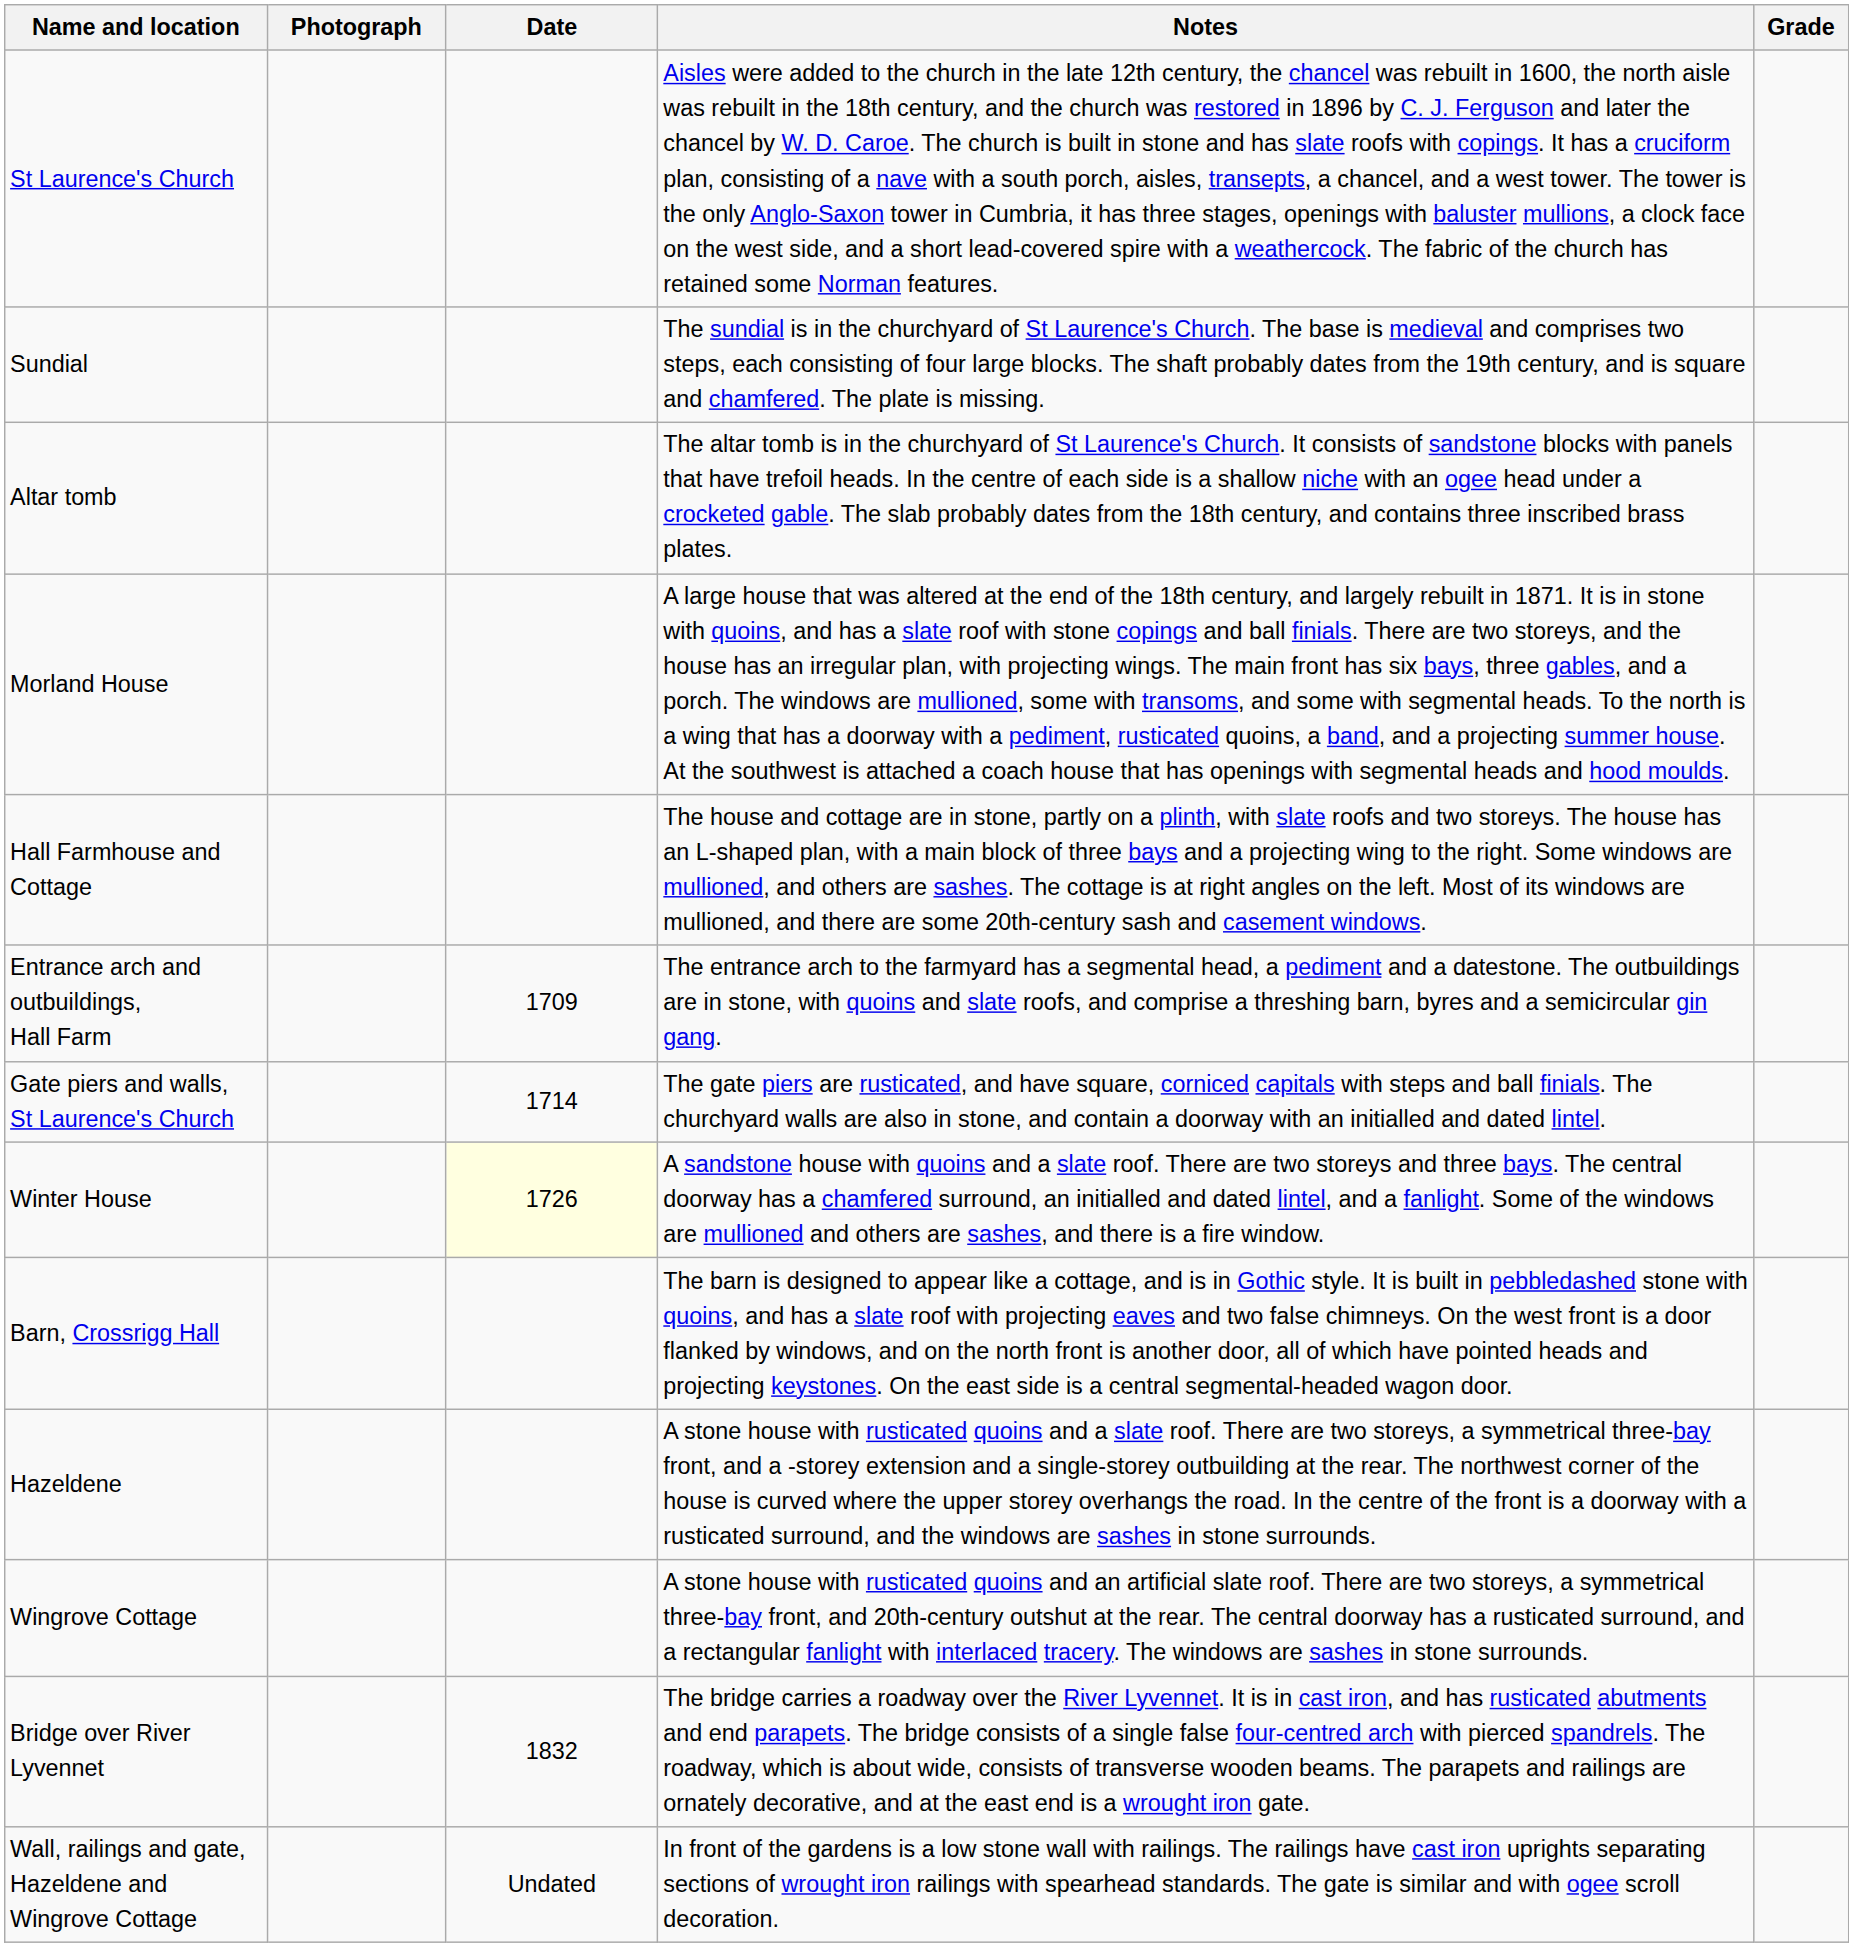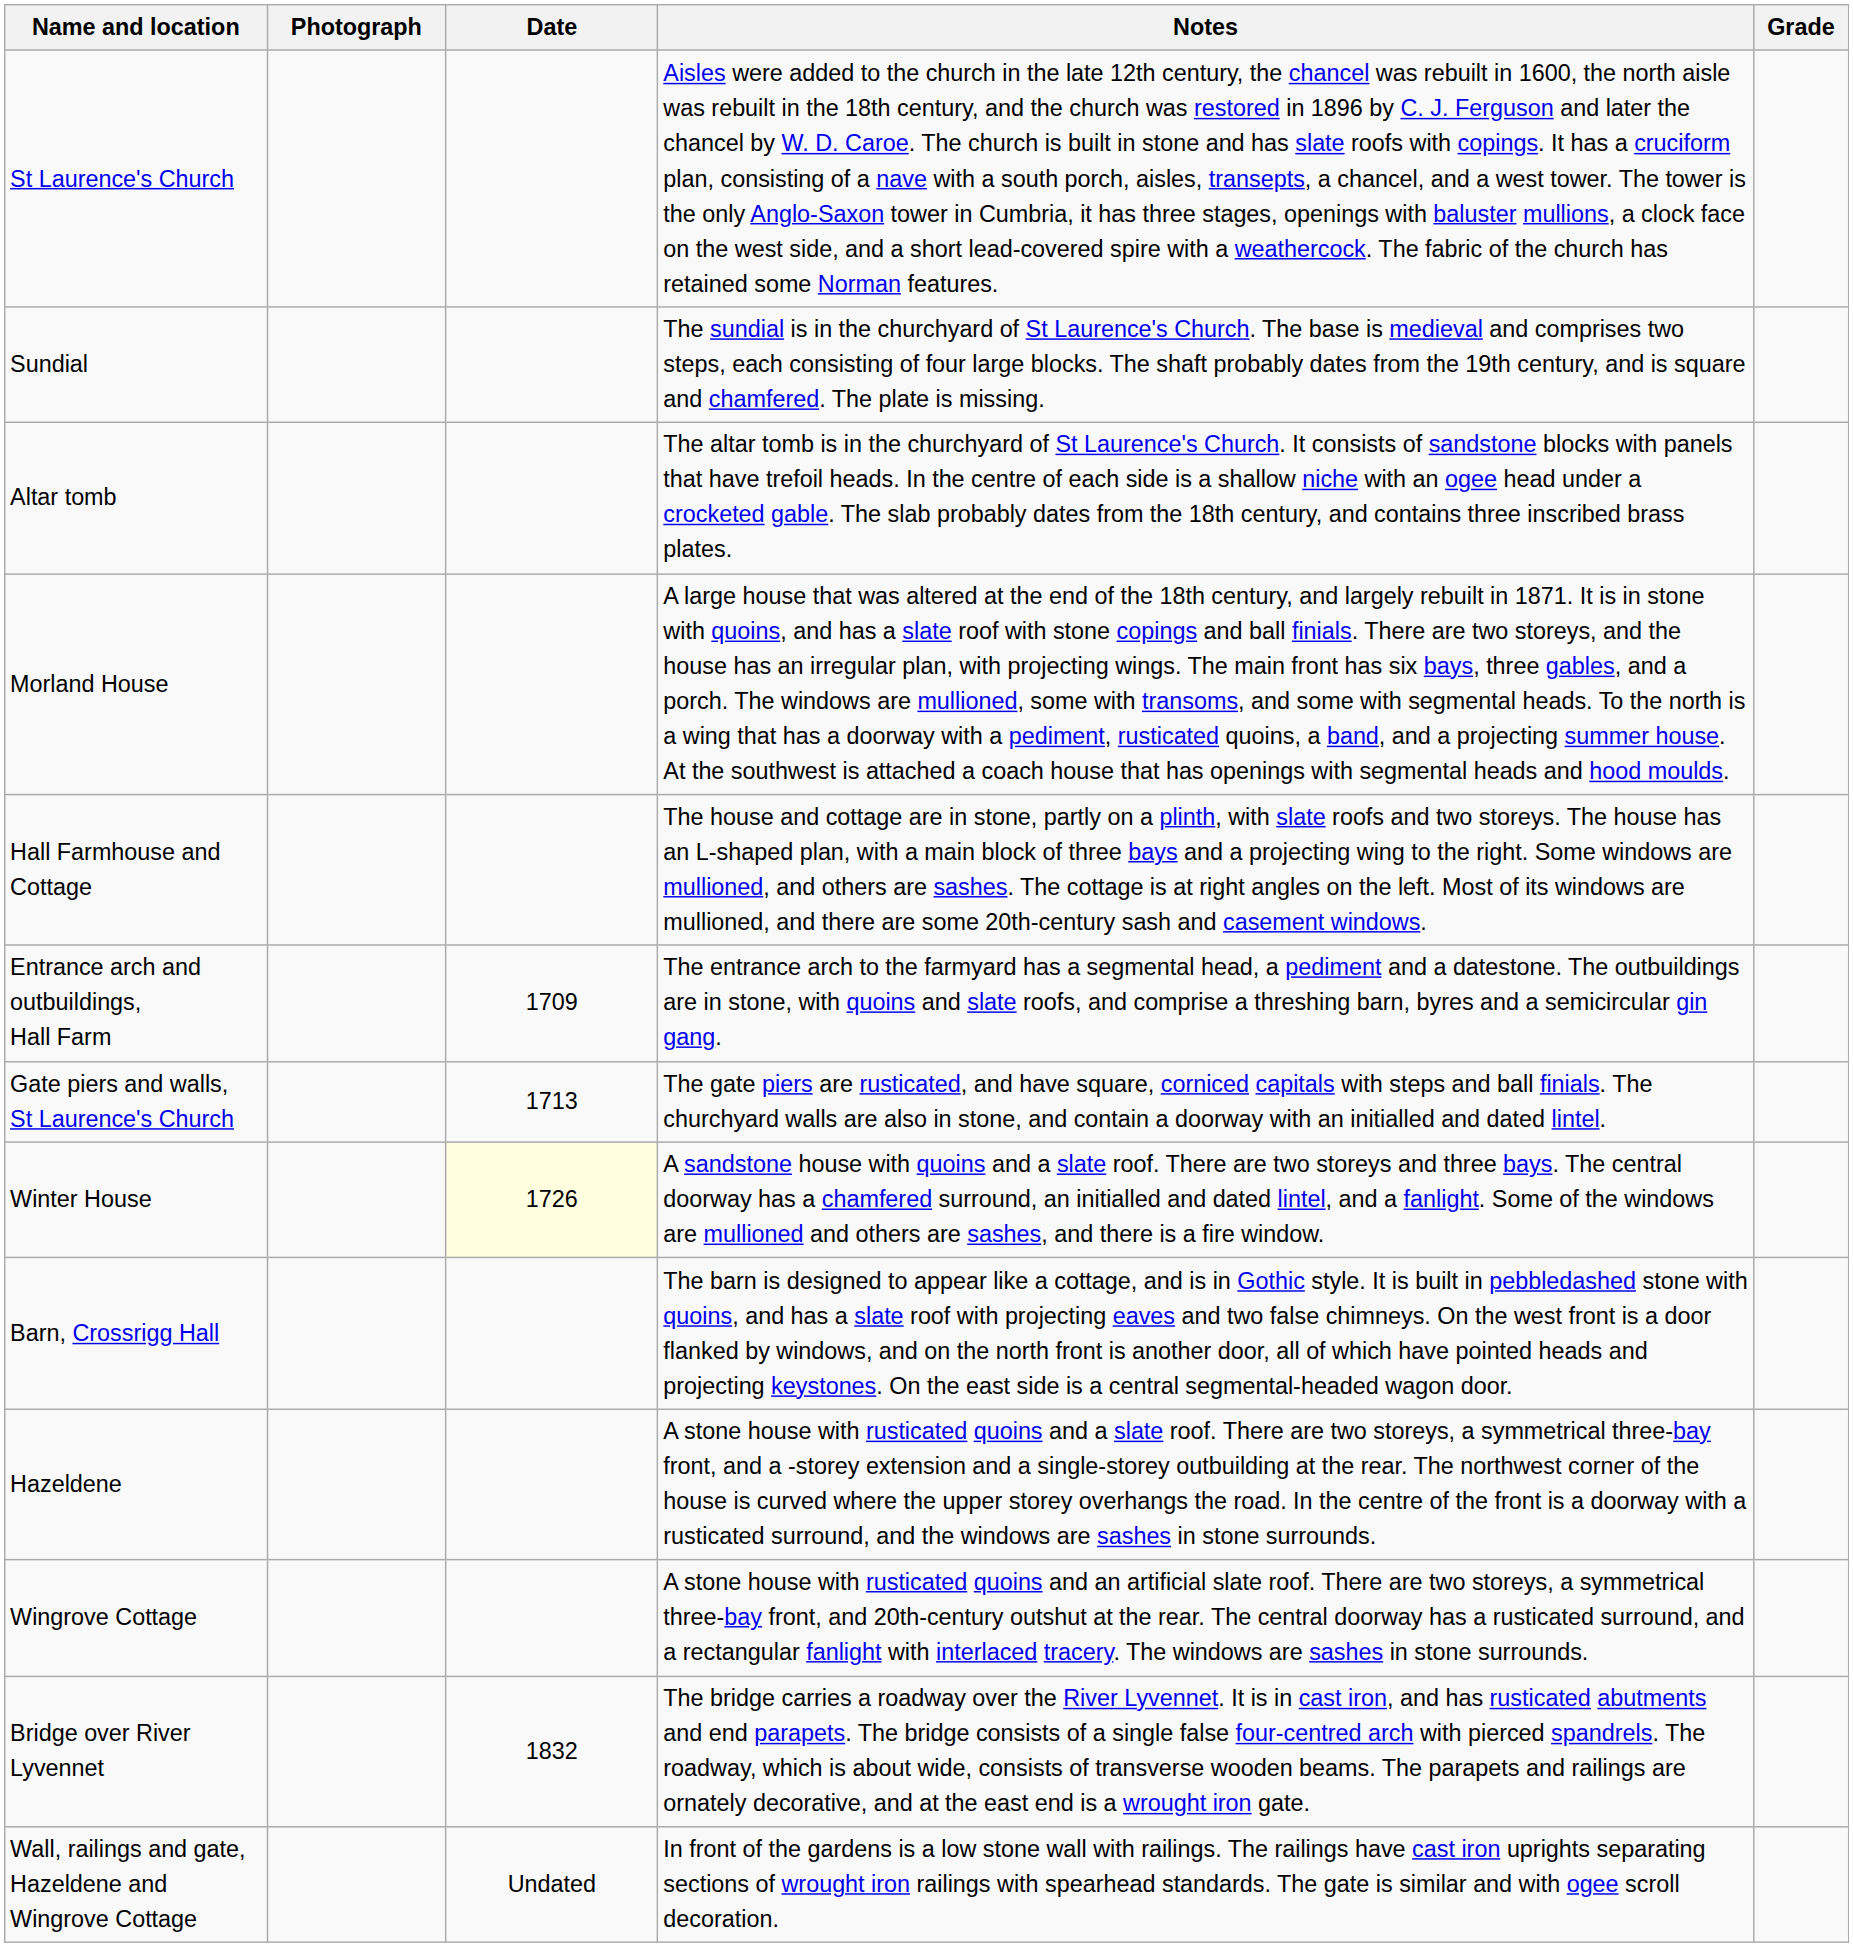(552, 1101) 1714 -> (552, 1101) 1713
